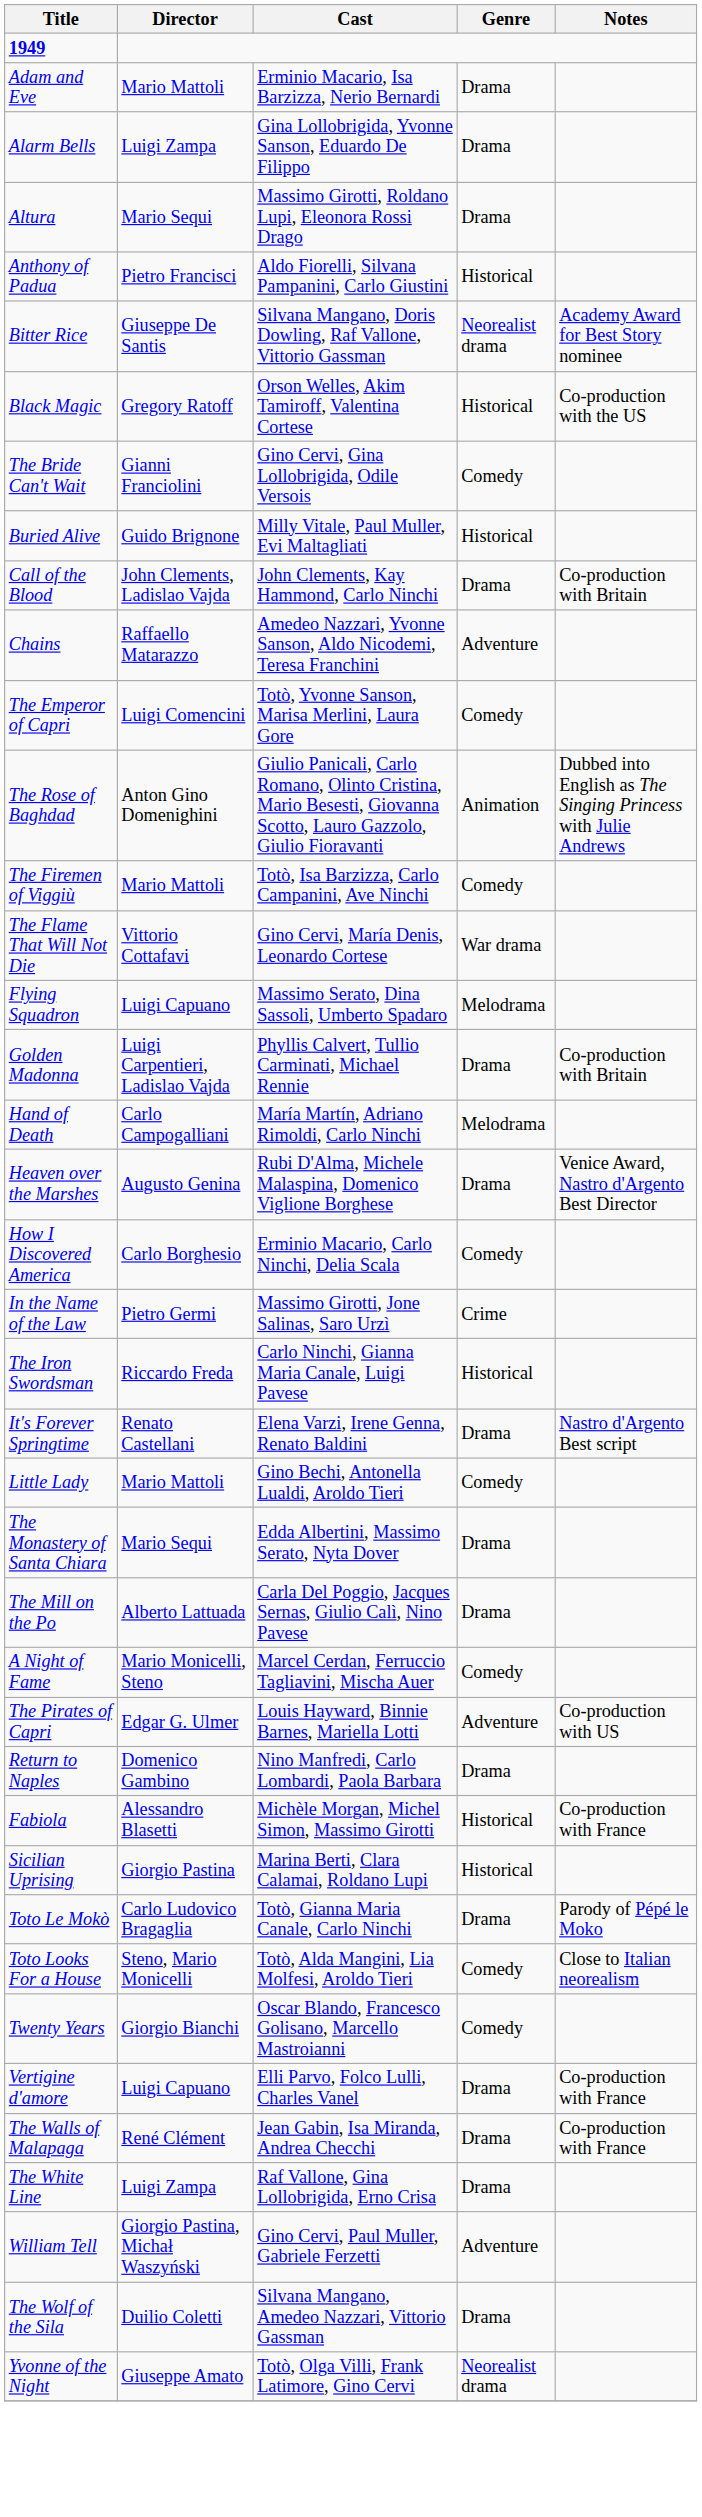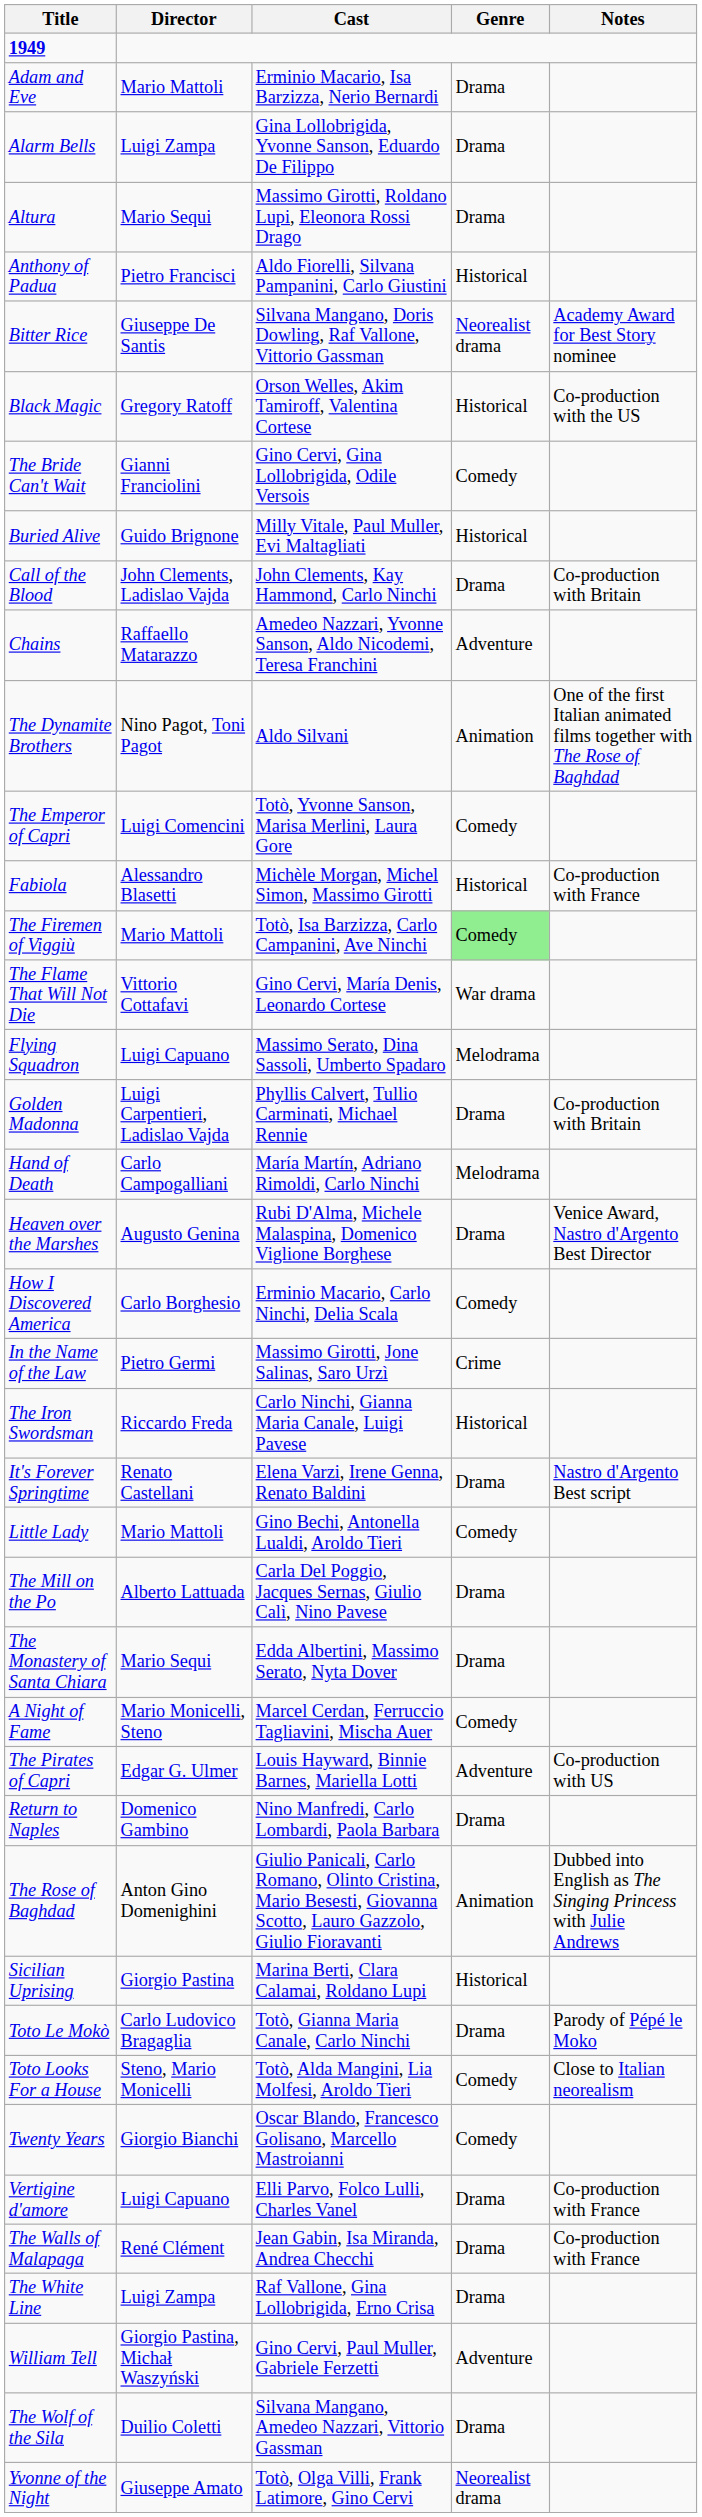+ row: (60, 735)
rows swapped: (38, 1820) <-> (52, 805)
(492, 885) no background -> (486, 935) lightgreen background
rows swapped: (51, 1612) <-> (58, 1542)
